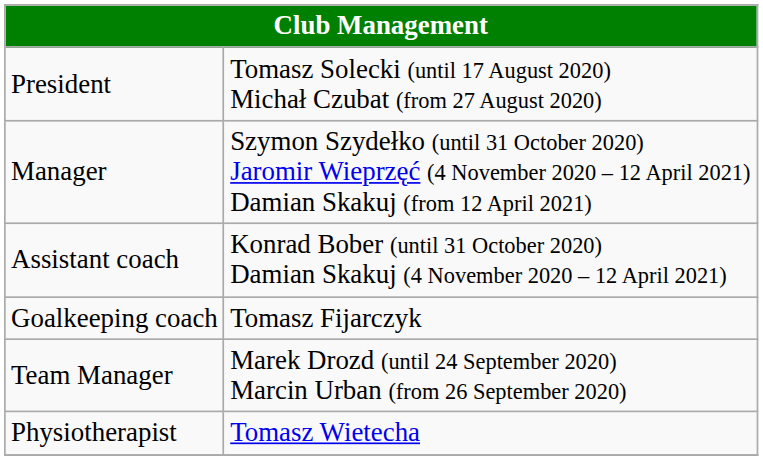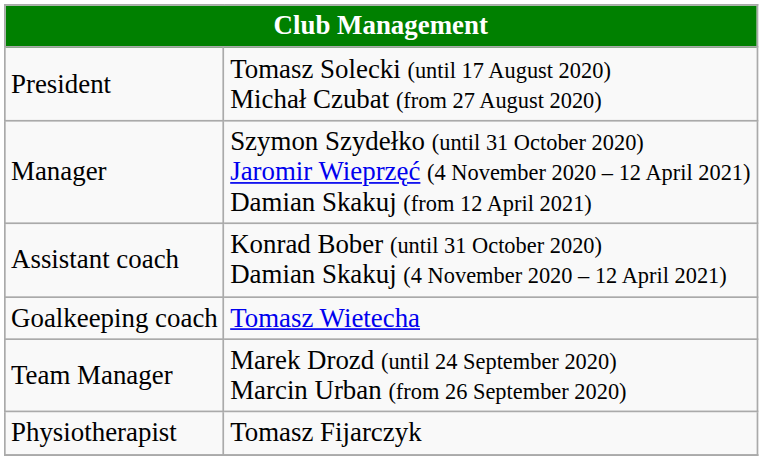(326, 317) Tomasz Fijarczyk -> (325, 317) Tomasz Wietecha
(325, 432) Tomasz Wietecha -> (326, 432) Tomasz Fijarczyk
